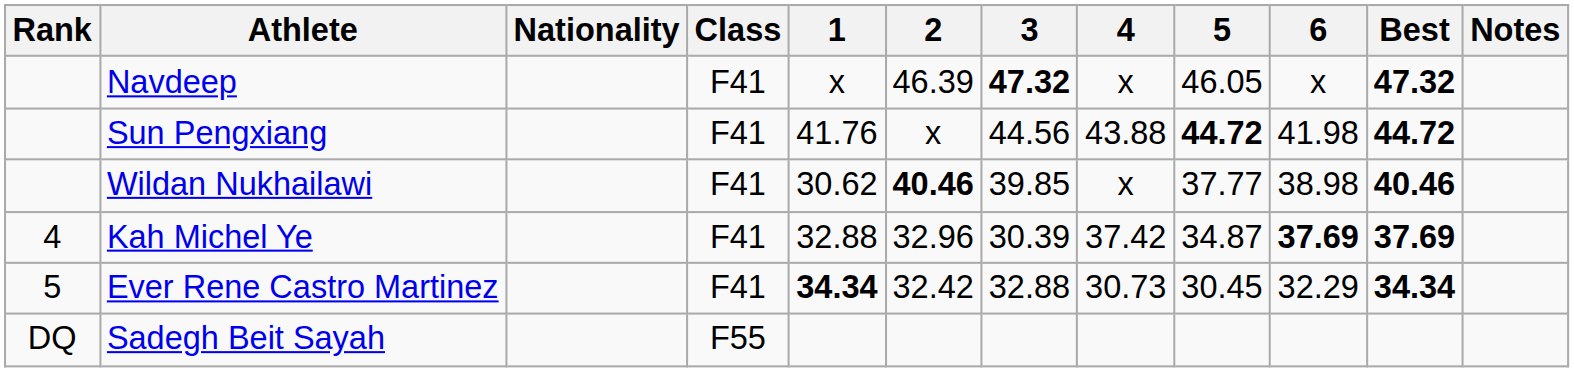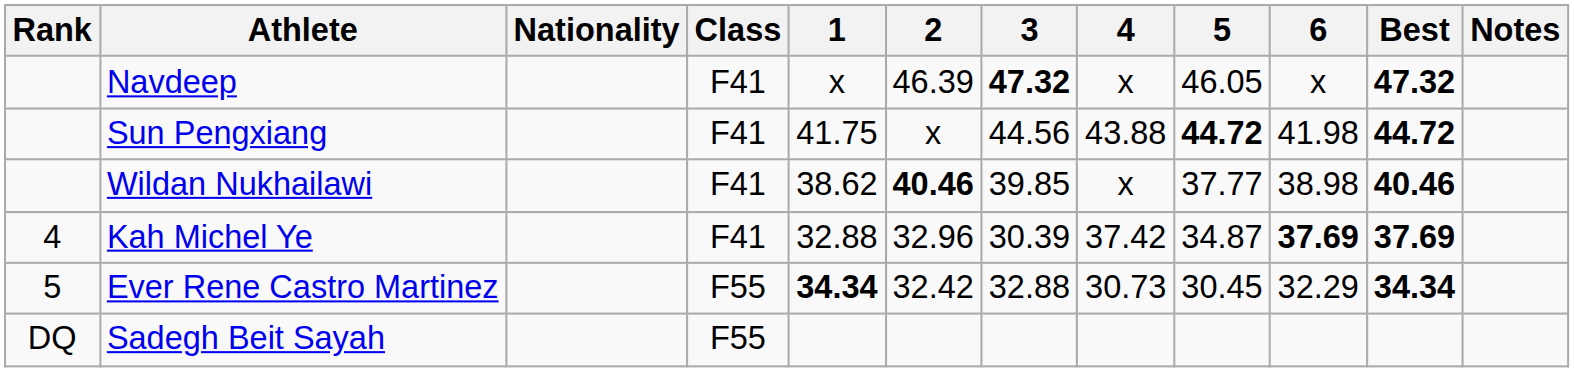(837, 133) 41.76 -> (837, 133) 41.75
(837, 184) 30.62 -> (837, 184) 38.62
(738, 287) F41 -> (738, 287) F55
